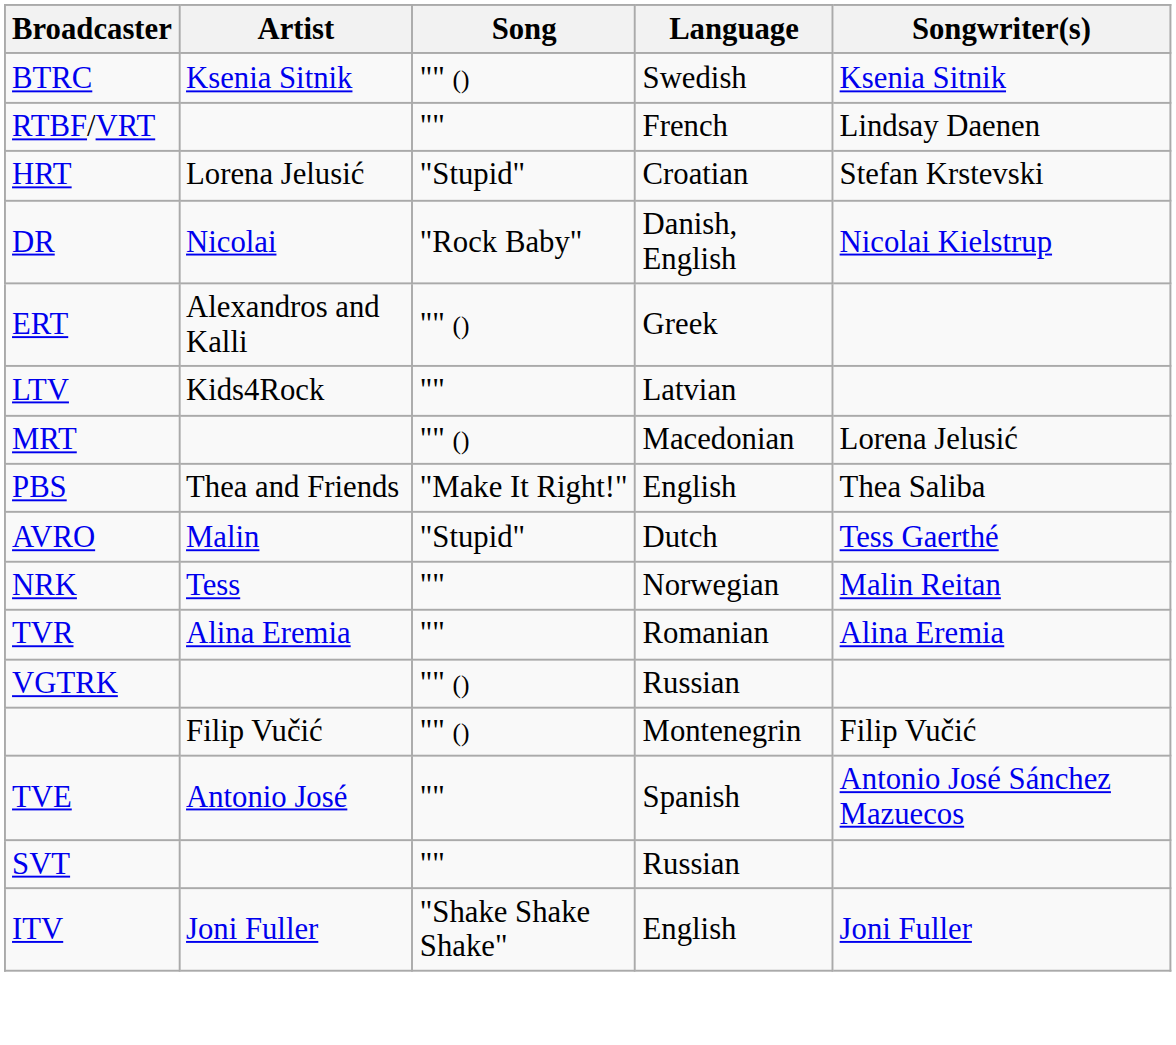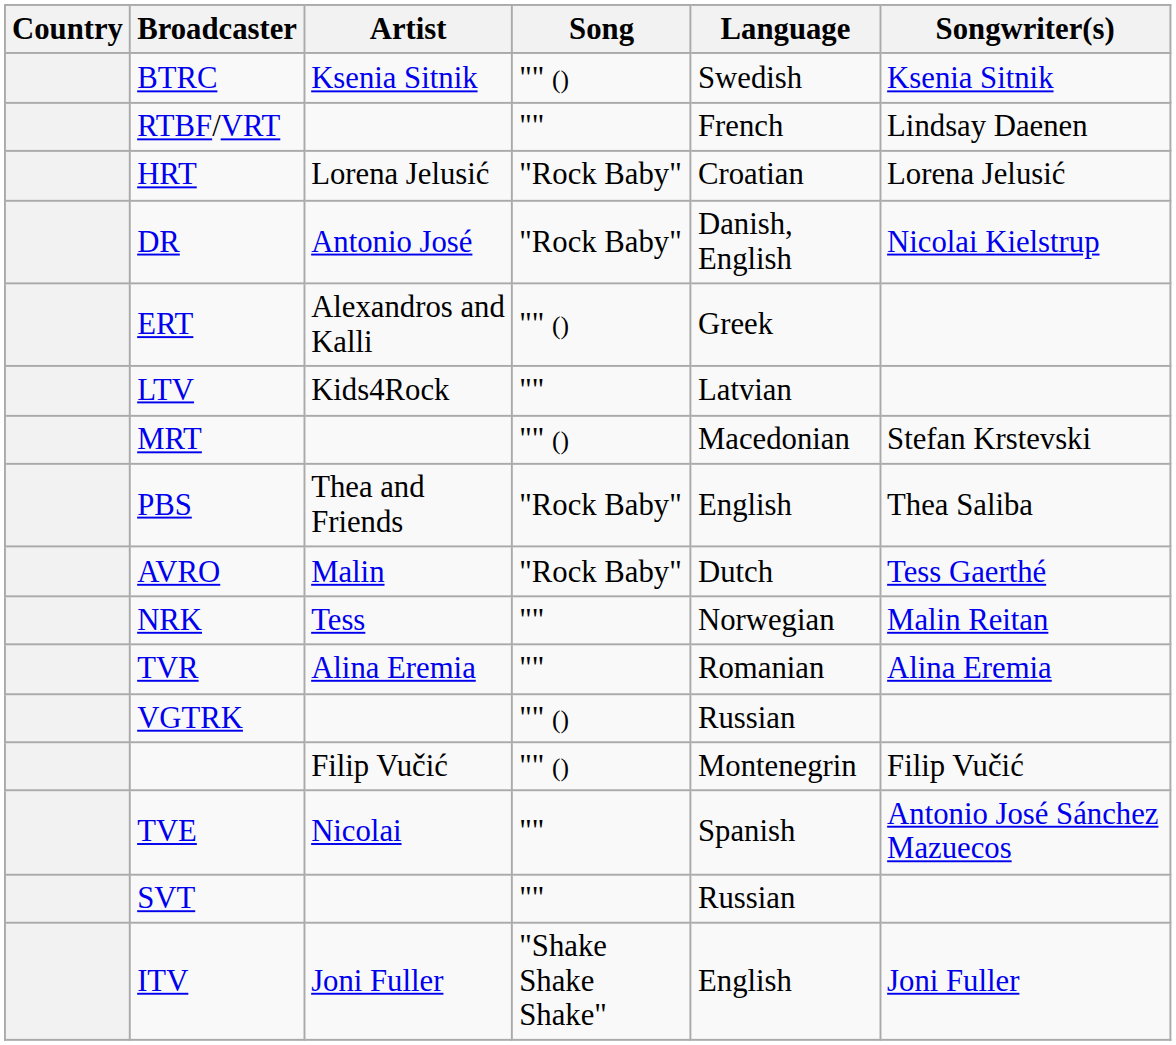+ column: (68, 28)
(472, 175) "Stupid" -> (601, 175) "Rock Baby"
(942, 175) Stefan Krstevski -> (976, 175) Lorena Jelusić
(231, 241) Nicolai -> (392, 241) Antonio José
(929, 439) Lorena Jelusić -> (989, 439) Stefan Krstevski
(524, 487) "Make It Right!" -> (601, 505) "Rock Baby"
(472, 536) "Stupid" -> (601, 571) "Rock Baby"
(267, 797) Antonio José -> (356, 831) Nicolai
